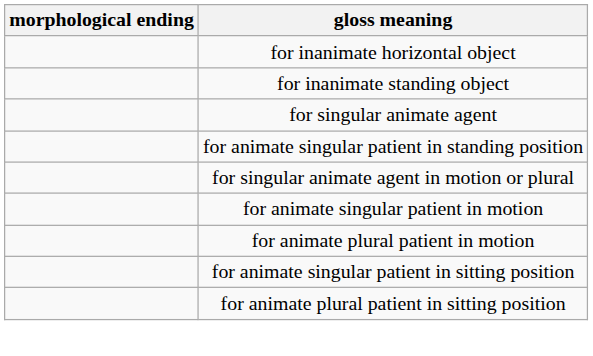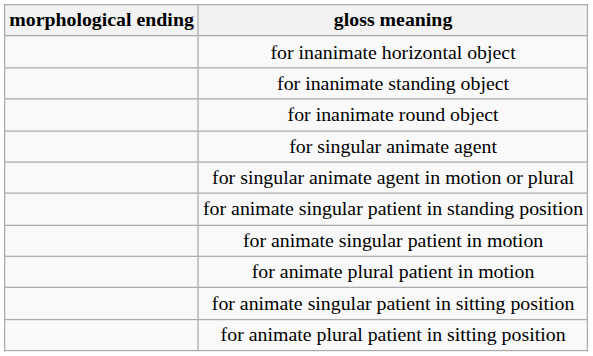+ row: (393, 114)
rows swapped: (393, 177) <-> (393, 146)
